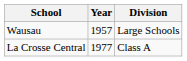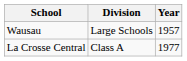columns swapped: (101, 13) <-> (148, 13)
